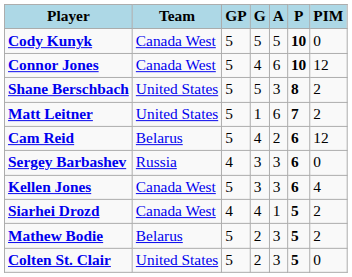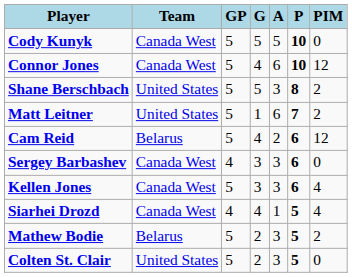(156, 162) Russia -> (176, 162) Canada West
(317, 211) 2 -> (317, 211) 4
